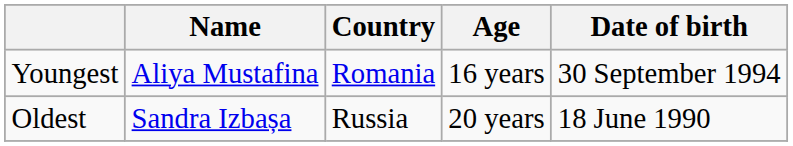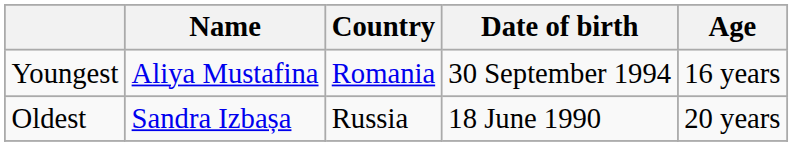columns swapped: (669, 27) <-> (496, 27)
